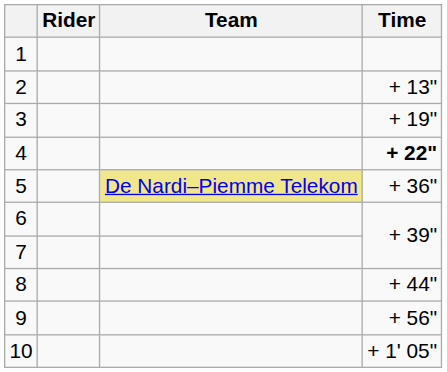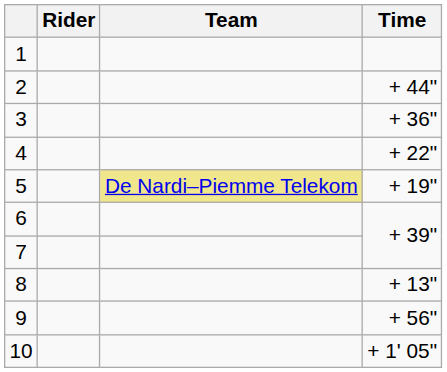(413, 86) + 13" -> (413, 86) + 44"
(413, 119) + 19" -> (413, 119) + 36"
(412, 152) bold -> (413, 152) normal
(413, 185) + 36" -> (413, 185) + 19"
(413, 284) + 44" -> (413, 284) + 13"
